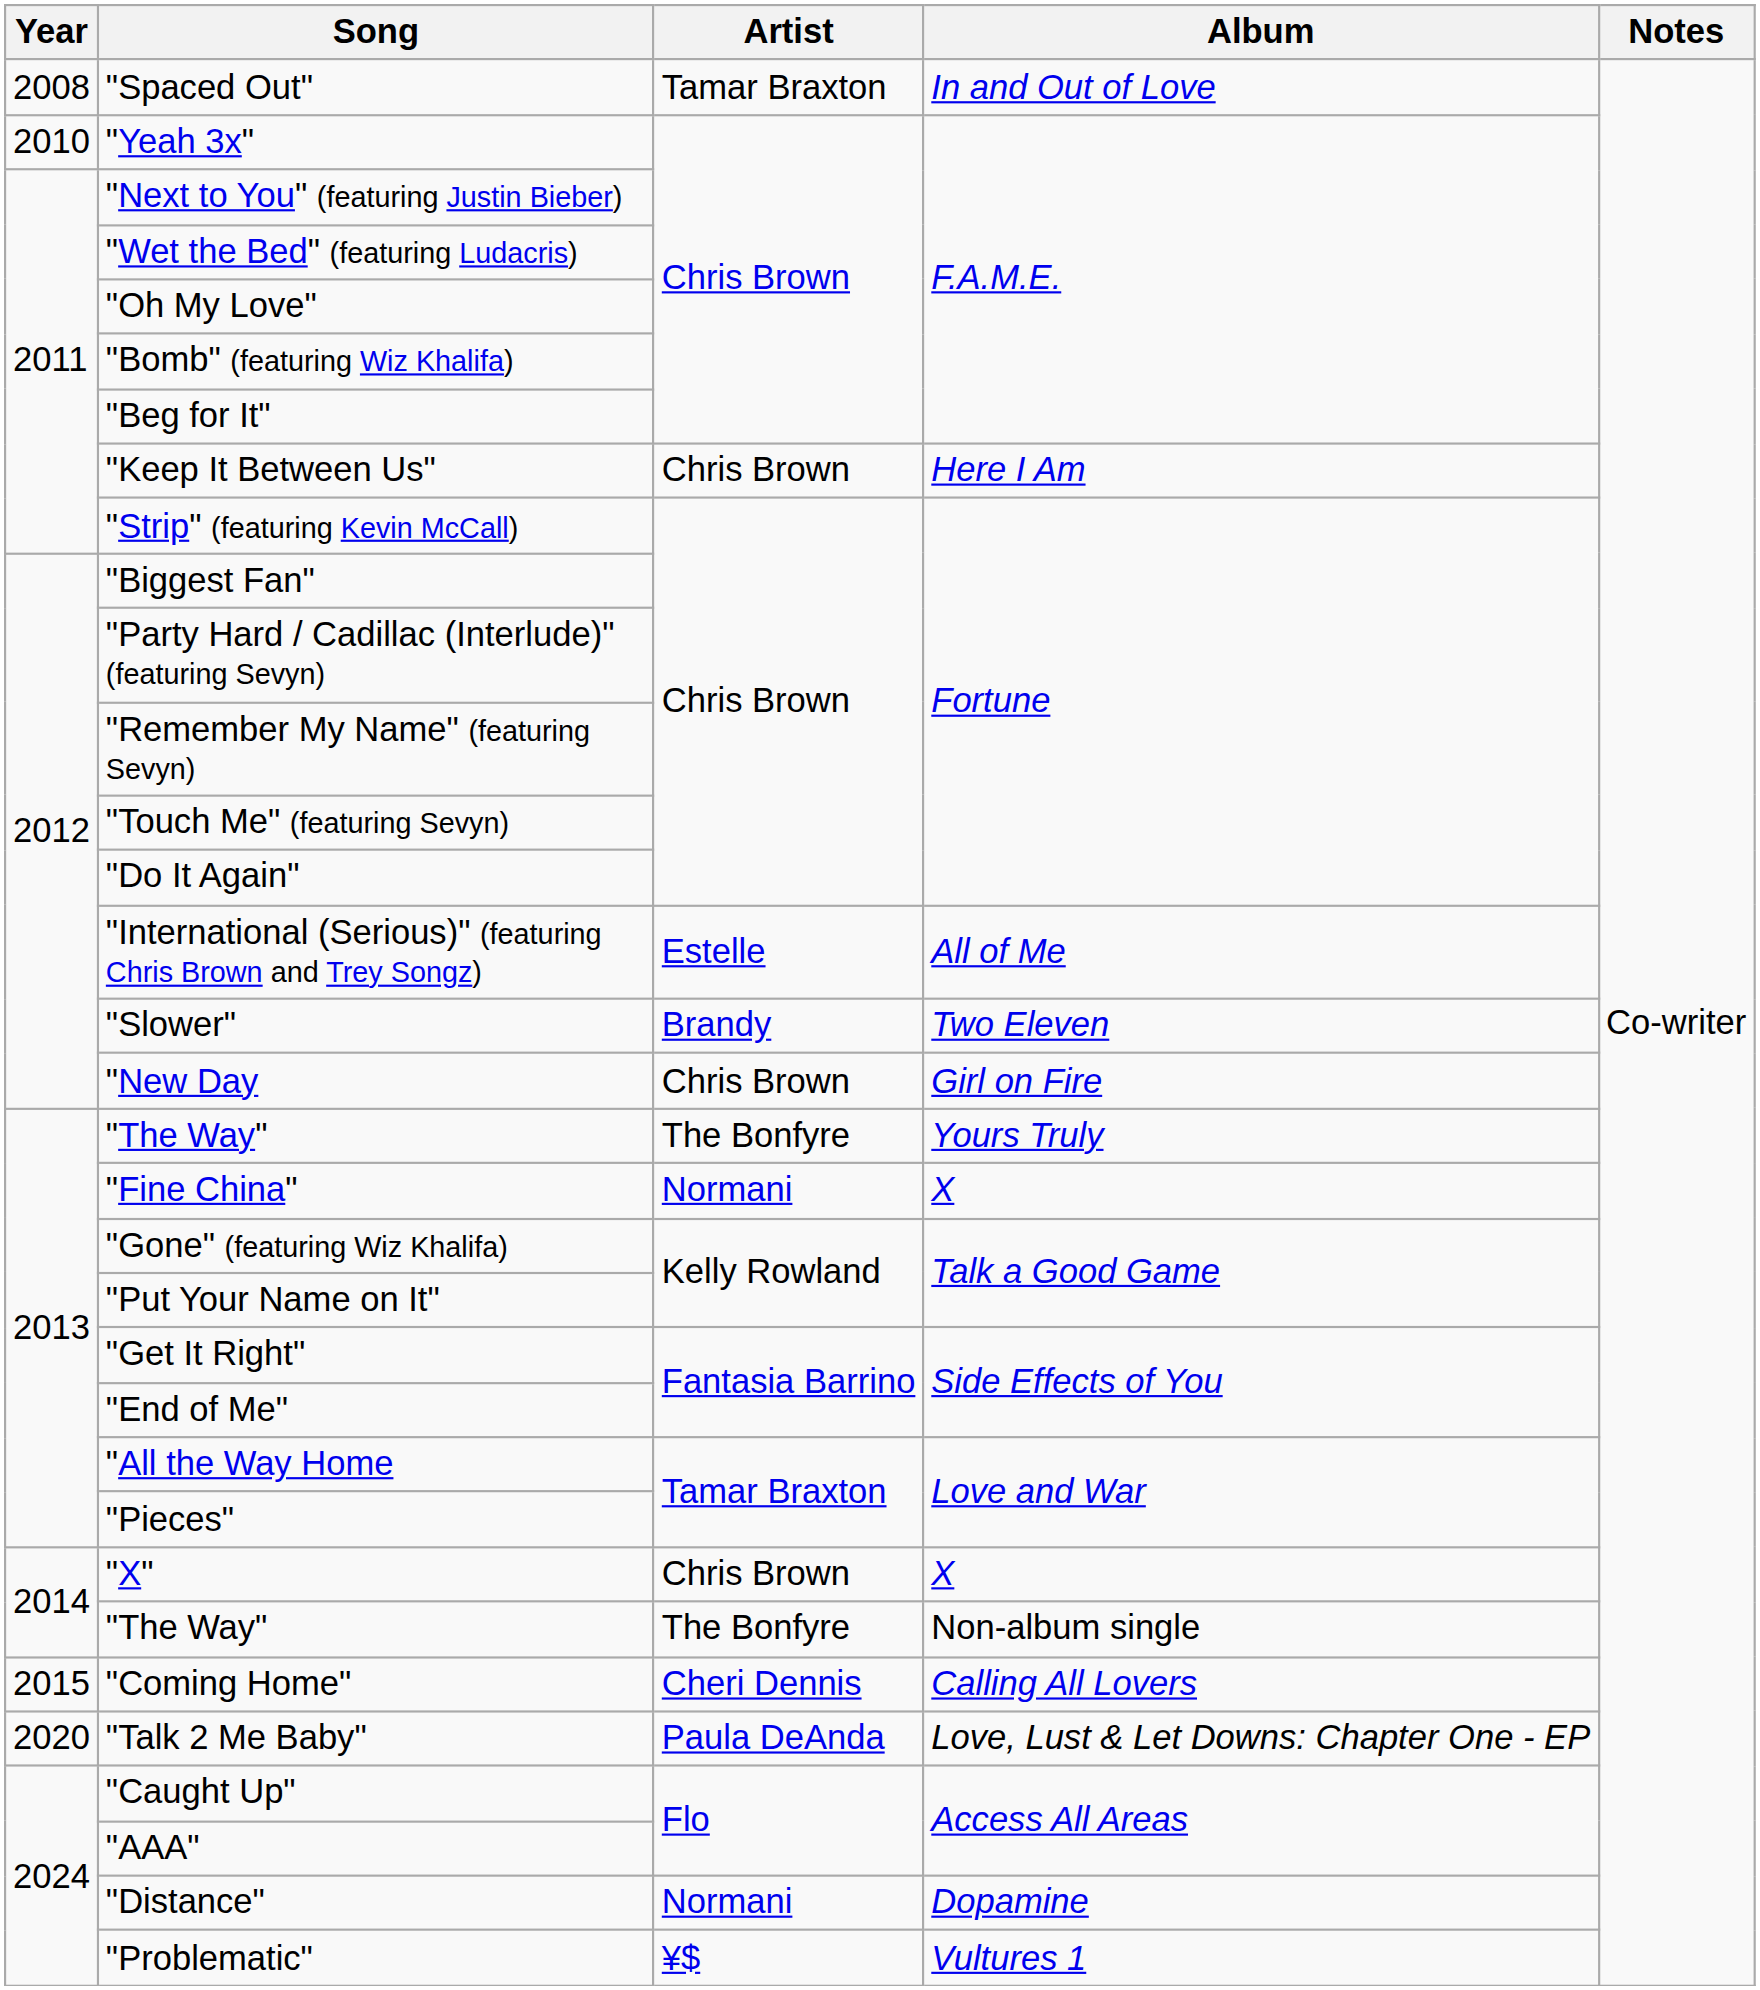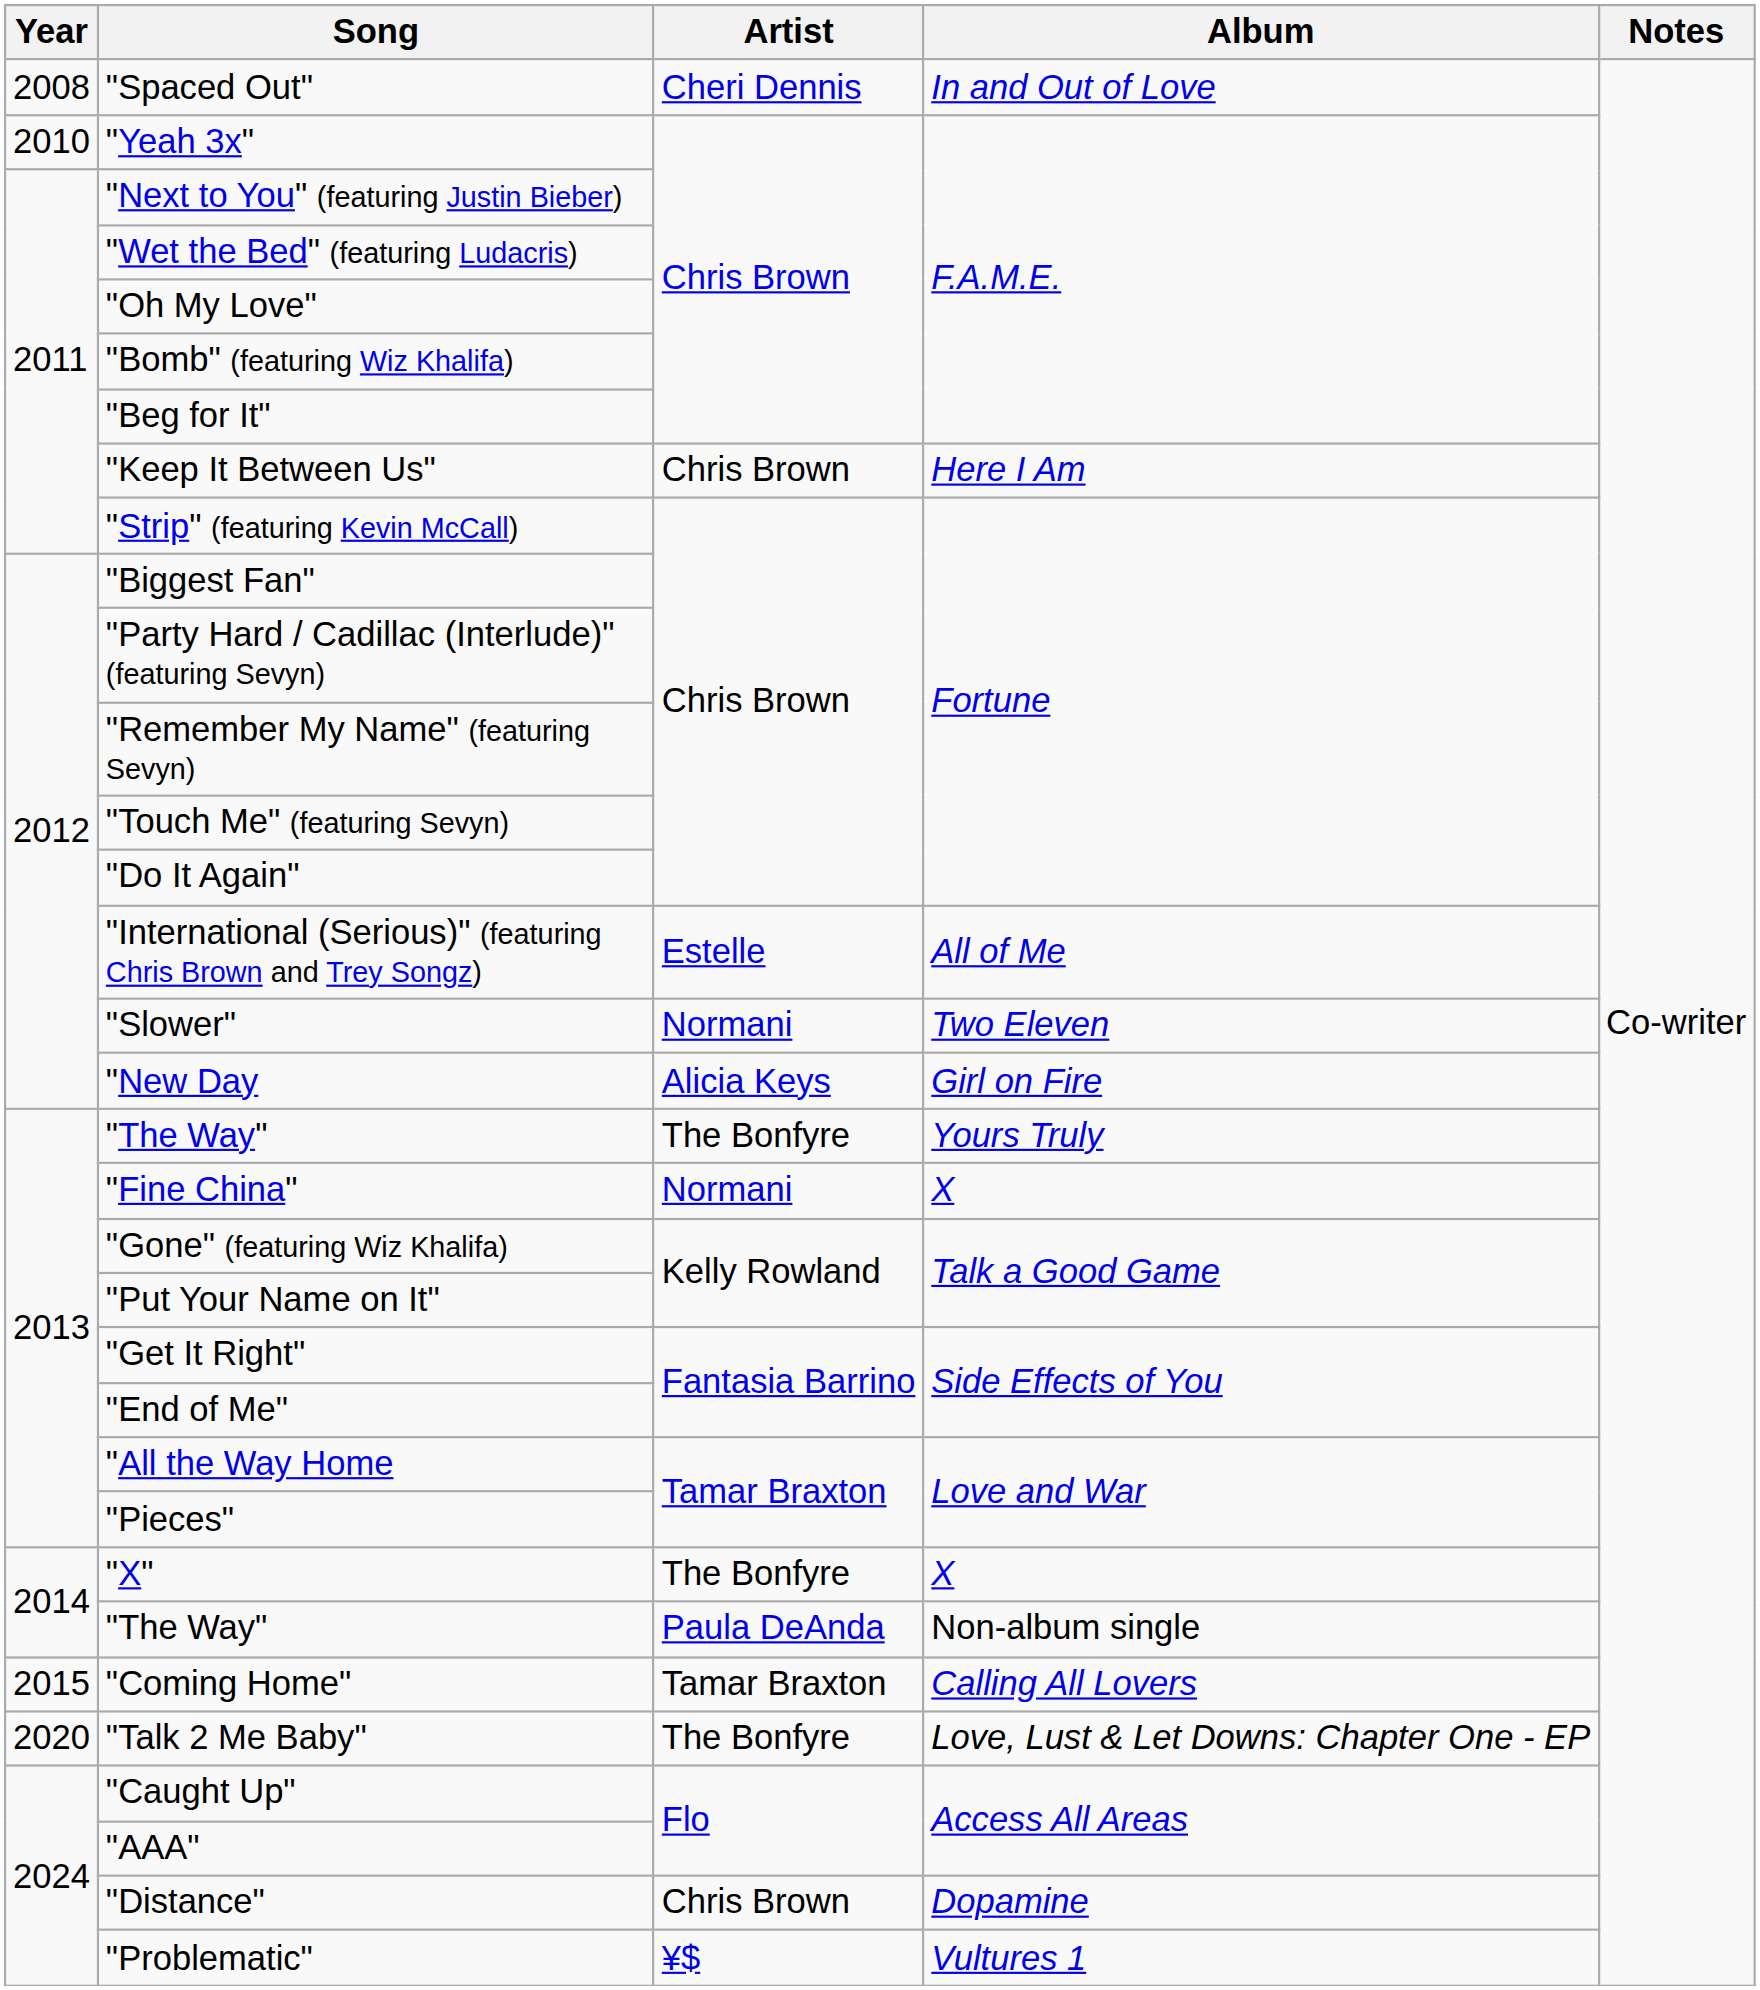(774, 86) Tamar Braxton -> (762, 86) Cheri Dennis
(717, 1025) Brandy -> (727, 1025) Normani
(756, 1080) Chris Brown -> (746, 1080) Alicia Keys
(756, 1573) Chris Brown -> (756, 1573) The Bonfyre
(756, 1628) The Bonfyre -> (773, 1628) Paula DeAnda
(762, 1683) Cheri Dennis -> (774, 1683) Tamar Braxton
(773, 1738) Paula DeAnda -> (756, 1738) The Bonfyre
(727, 1902) Normani -> (756, 1902) Chris Brown
